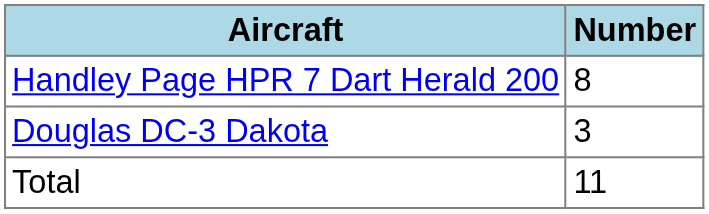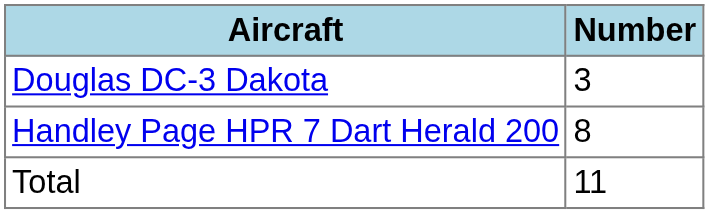rows swapped: (286, 80) <-> (170, 131)
